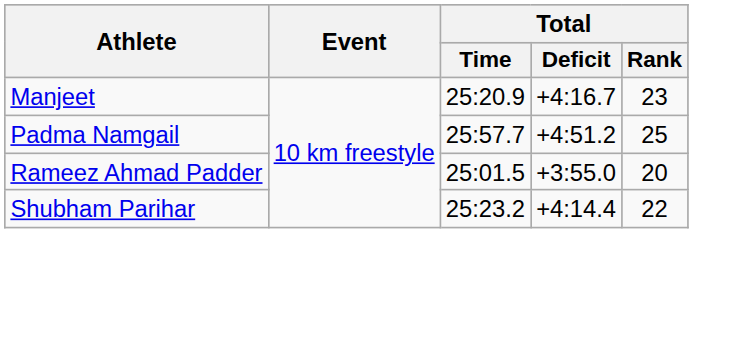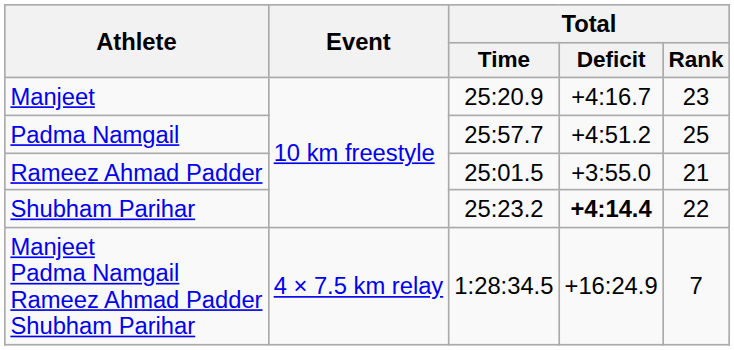(654, 172) 20 -> (696, 172) 21
(576, 210) normal -> (611, 210) bold
+ row: (136, 287)
